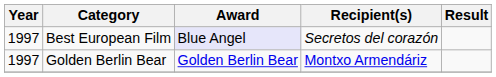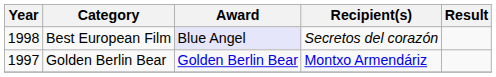(24, 38) 1997 -> (24, 38) 1998
